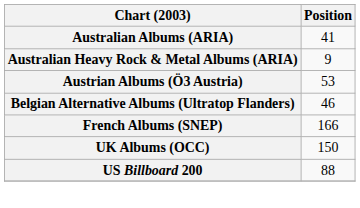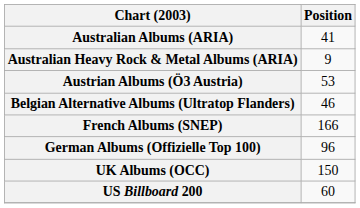+ row: (153, 147)
(328, 170) 88 -> (328, 192) 60
